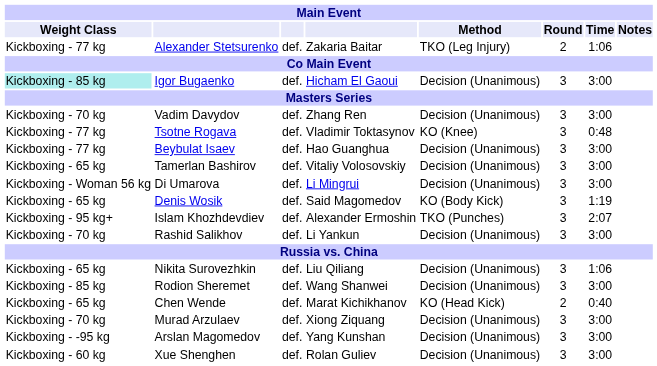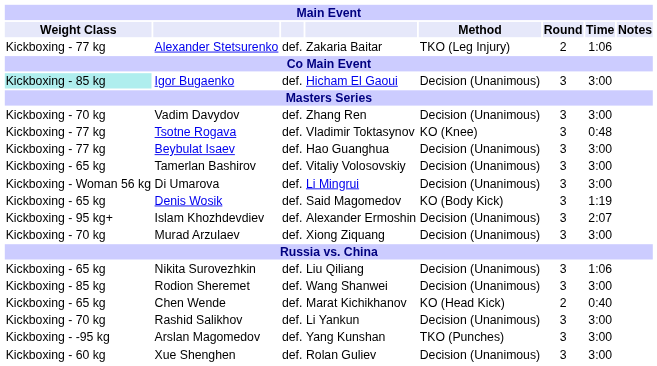(462, 218) TKO (Punches) -> (480, 218) Decision (Unanimous)
rows swapped: (198, 235) <-> (197, 320)
(480, 337) Decision (Unanimous) -> (462, 337) TKO (Punches)
